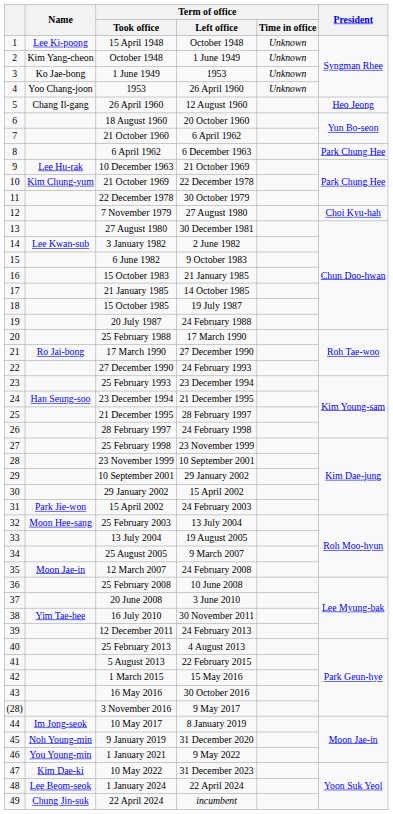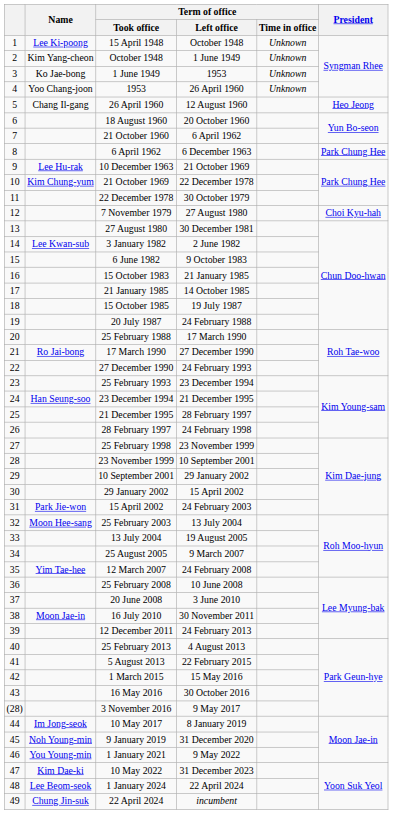(61, 569) Moon Jae-in -> (61, 569) Yim Tae-hee
(61, 615) Yim Tae-hee -> (61, 615) Moon Jae-in
